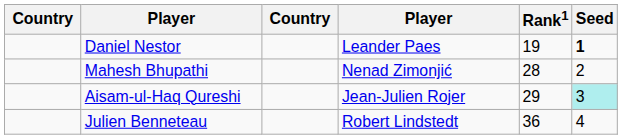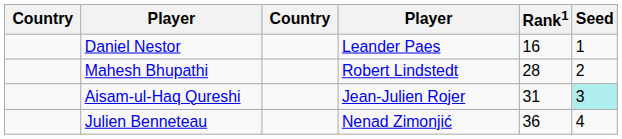(531, 46) 19 -> (531, 46) 16
(580, 46) bold -> (580, 46) normal
(397, 71) Nenad Zimonjić -> (400, 71) Robert Lindstedt
(531, 96) 29 -> (531, 96) 31
(400, 121) Robert Lindstedt -> (397, 121) Nenad Zimonjić
